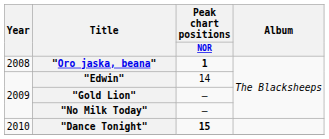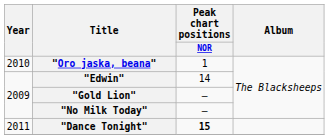(18, 64) 2008 -> (18, 64) 2010
(205, 64) bold -> (205, 64) normal
(18, 126) 2010 -> (18, 126) 2011
